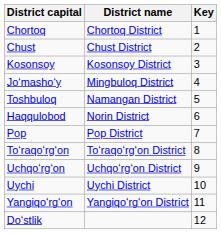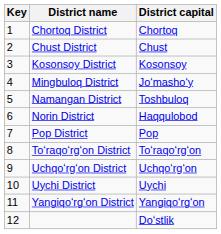columns swapped: (204, 13) <-> (44, 13)
